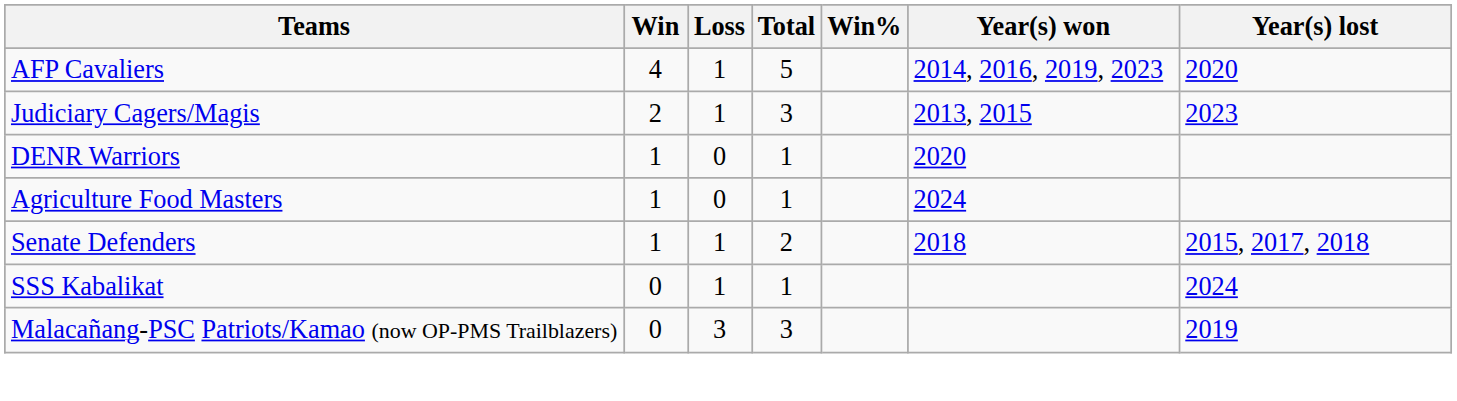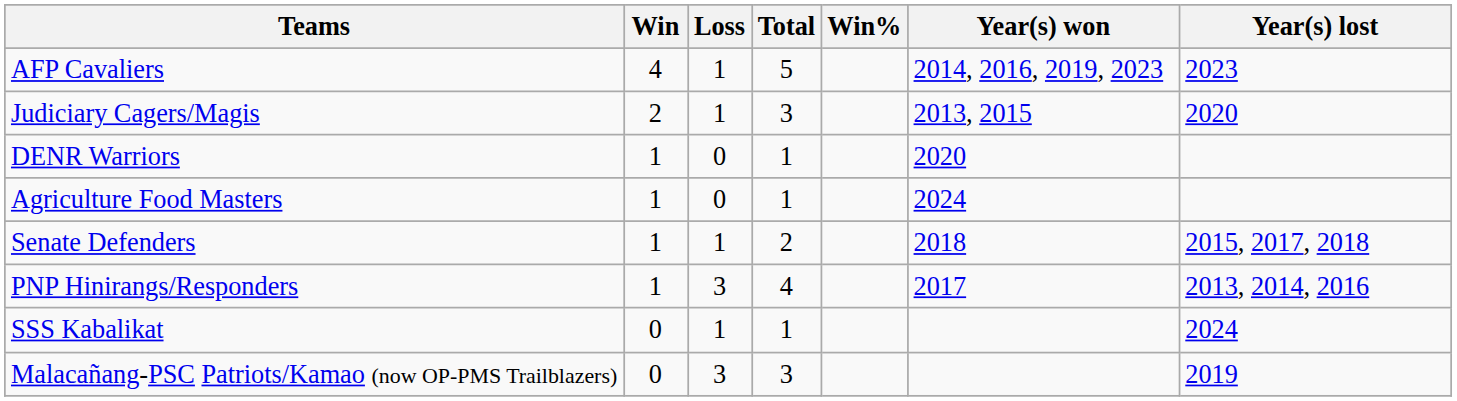(1212, 69) 2020 -> (1212, 69) 2023
(1212, 113) 2023 -> (1212, 113) 2020
+ row: (155, 286)
